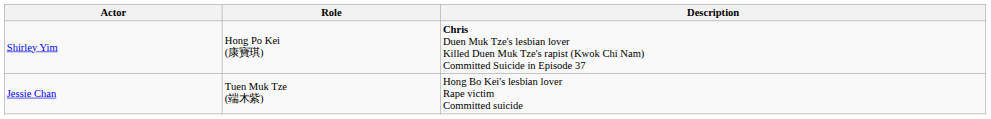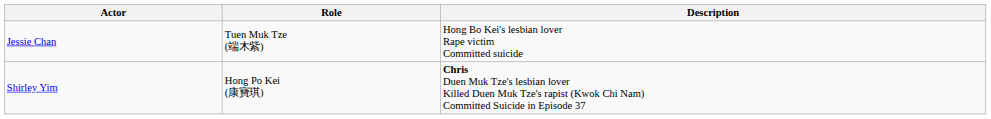rows swapped: (32, 93) <-> (32, 47)
